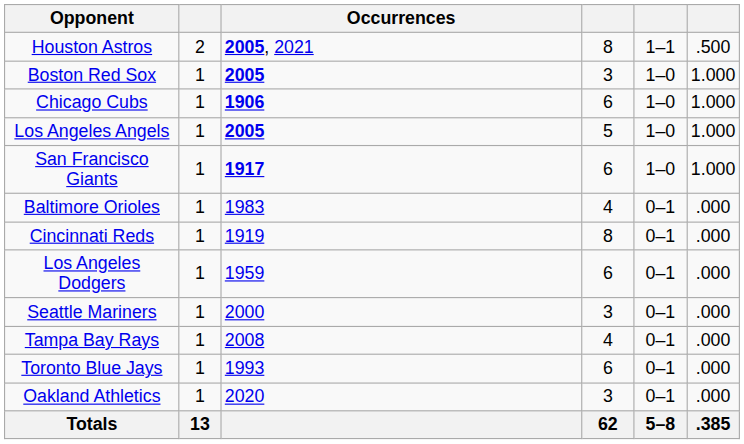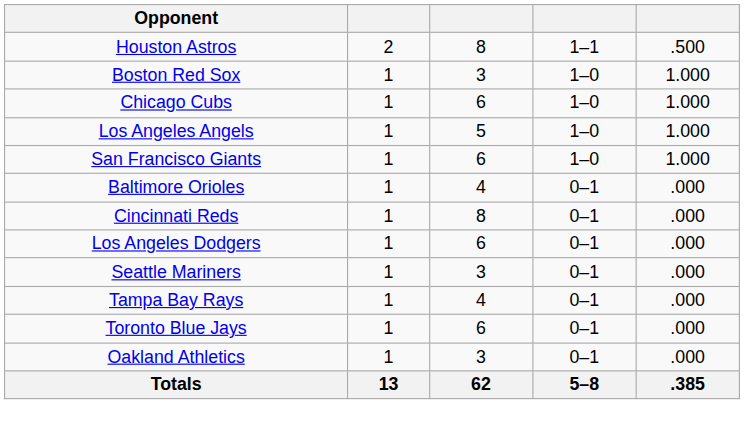- column: (401, 18)
